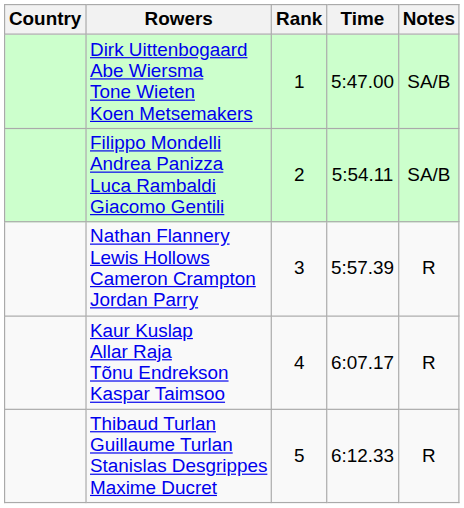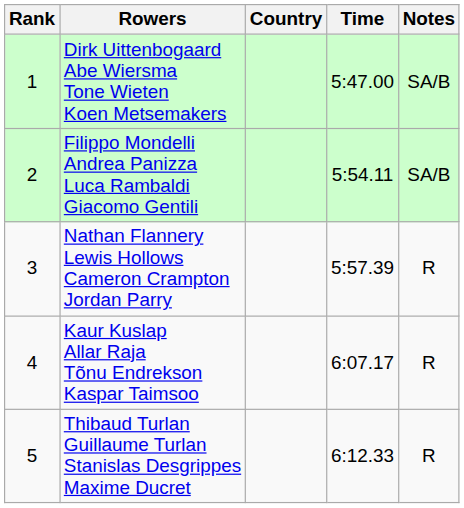columns swapped: (299, 19) <-> (45, 19)
